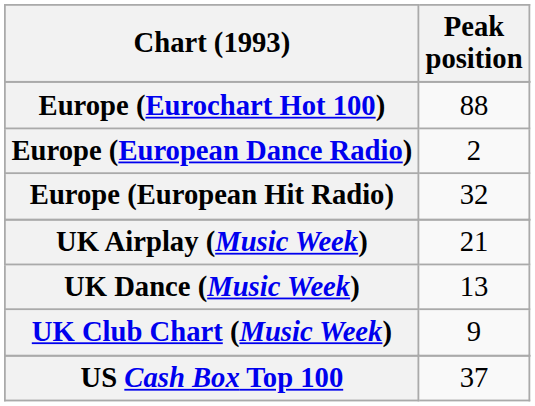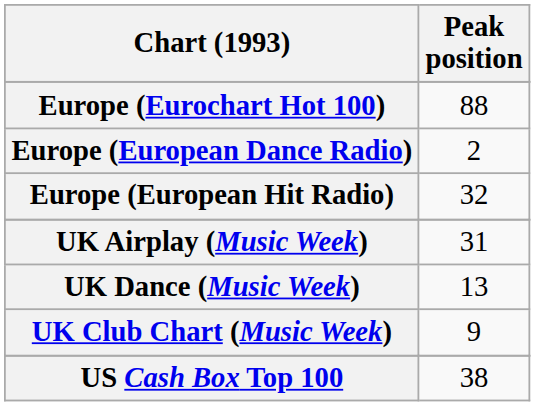(474, 241) 21 -> (474, 241) 31
(474, 377) 37 -> (474, 377) 38
